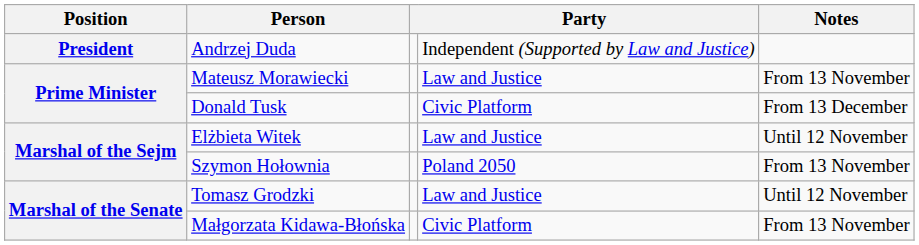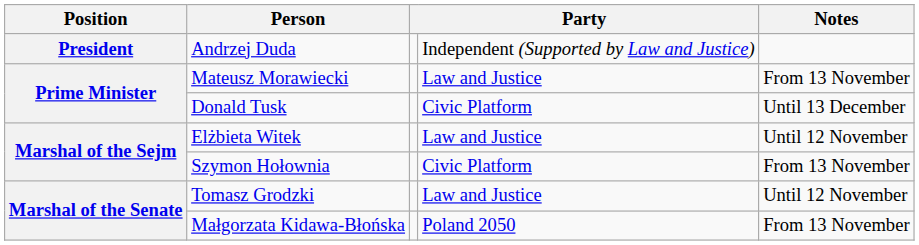(835, 107) From 13 December -> (834, 107) Until 13 December
(469, 166) Poland 2050 -> (477, 166) Civic Platform
(477, 225) Civic Platform -> (469, 225) Poland 2050
